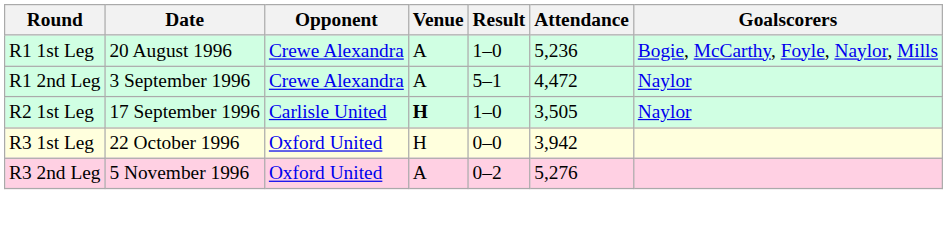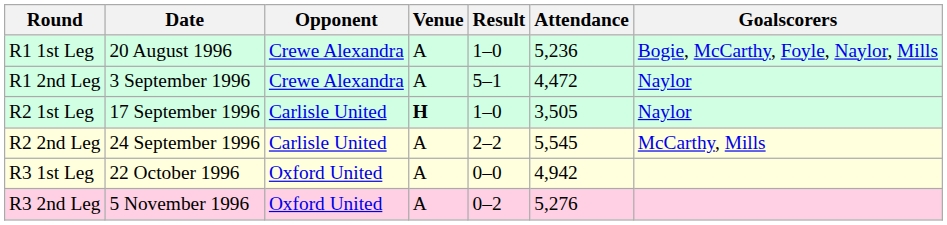+ row: (55, 142)
(420, 142) H -> (420, 173) A
(556, 142) 3,942 -> (556, 173) 4,942
